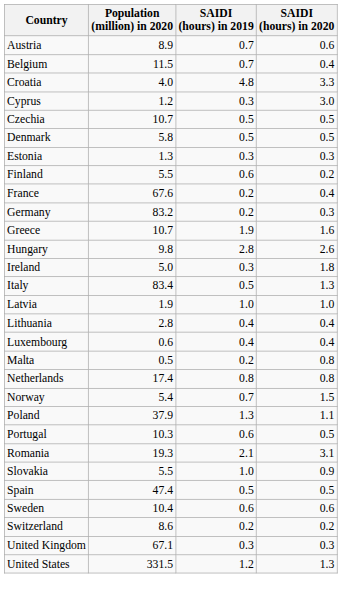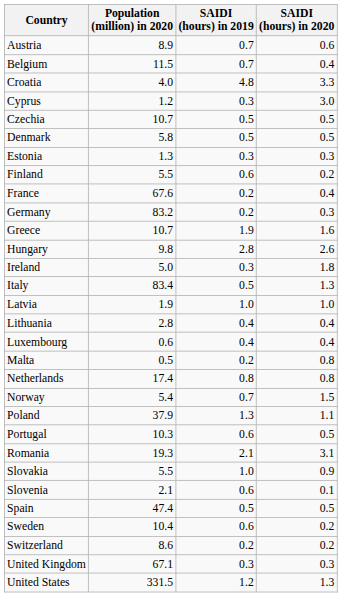+ row: (27, 489)
(327, 508) 0.6 -> (327, 527) 0.2
